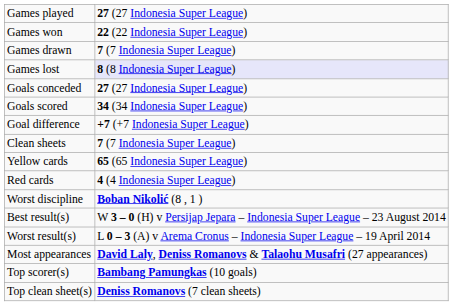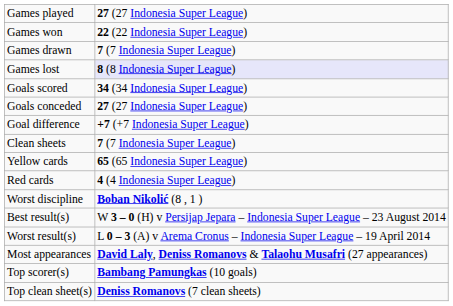rows swapped: (37, 106) <-> (44, 87)
